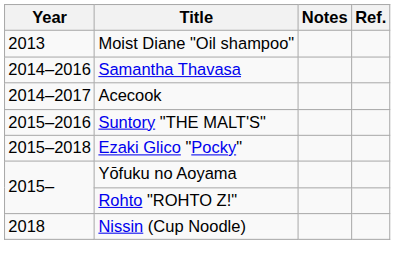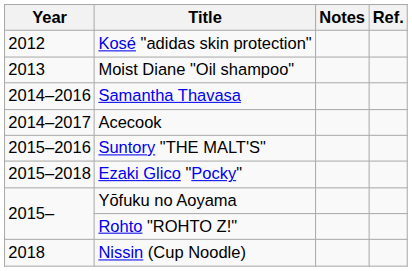+ row: (205, 43)
